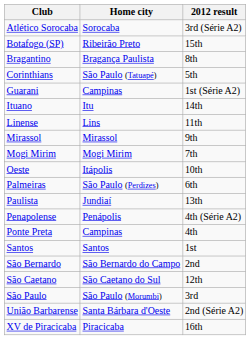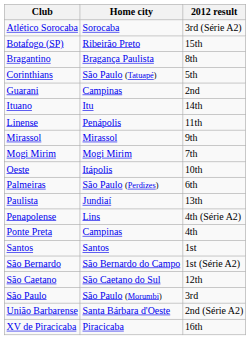(212, 91) 1st (Série A2) -> (192, 91) 2nd
(91, 122) Lins -> (102, 122) Penápolis
(102, 216) Penápolis -> (91, 216) Lins
(192, 264) 2nd -> (212, 264) 1st (Série A2)
